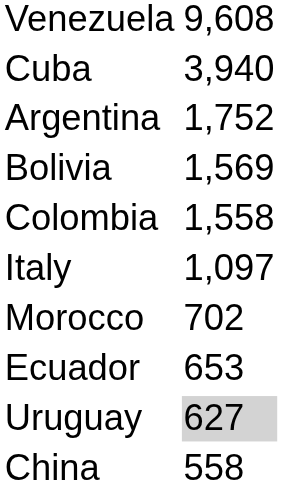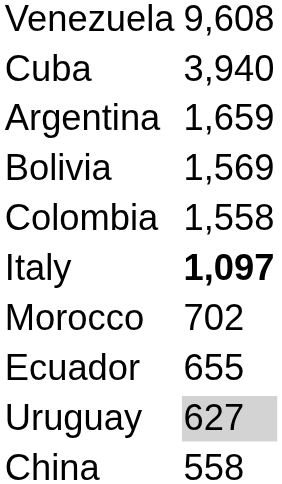(229, 118) 1,752 -> (229, 118) 1,659
(229, 268) normal -> (229, 268) bold
(214, 368) 653 -> (214, 368) 655
